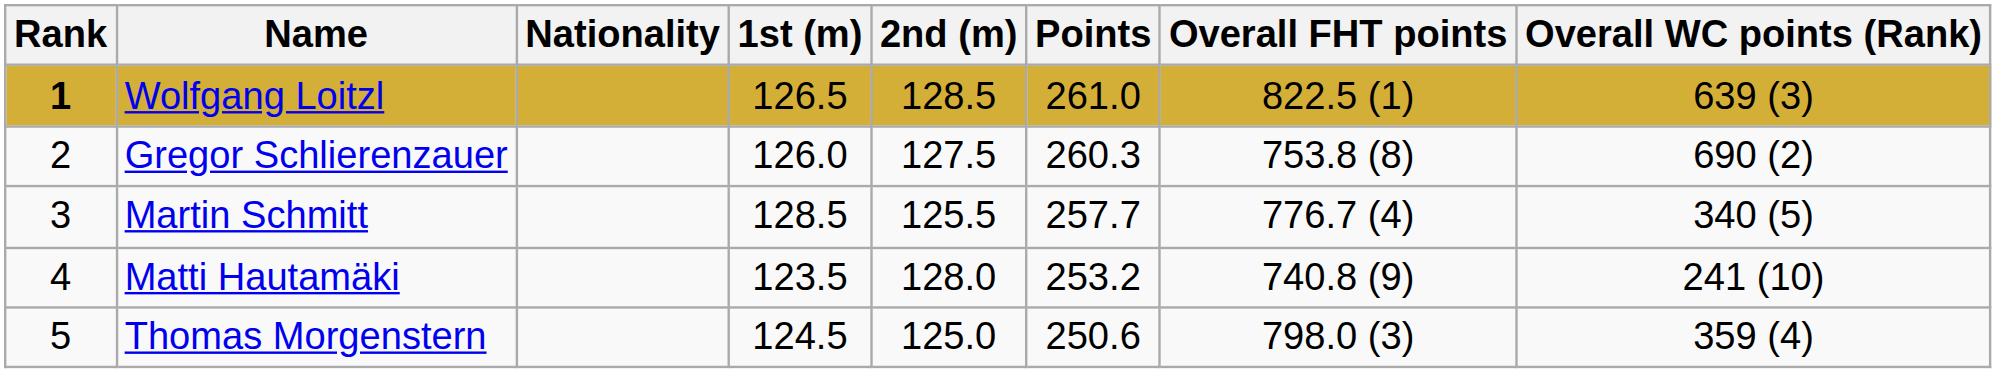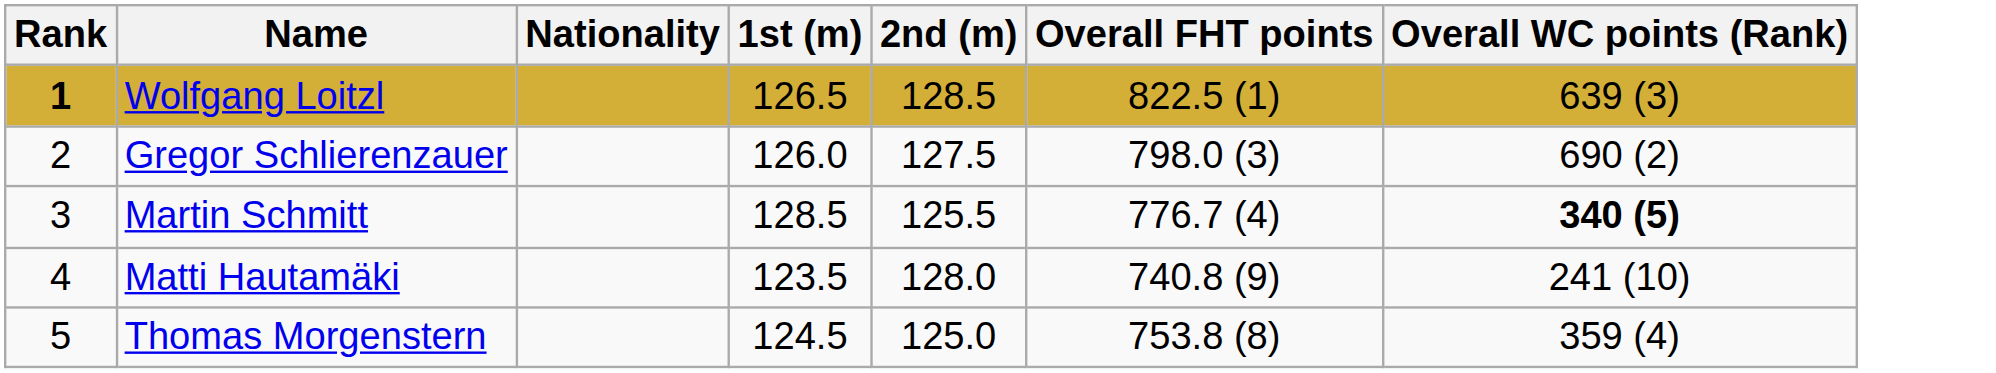- column: (1093, 34)
(1338, 155) 753.8 (8) -> (1204, 155) 798.0 (3)
(1754, 215) normal -> (1620, 215) bold
(1338, 336) 798.0 (3) -> (1204, 336) 753.8 (8)
